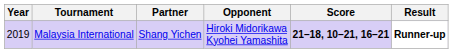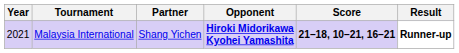(18, 35) 2019 -> (18, 35) 2021
(247, 35) normal -> (250, 35) bold
